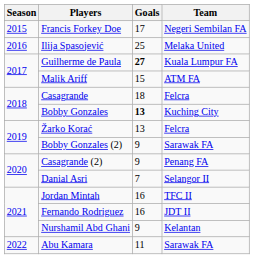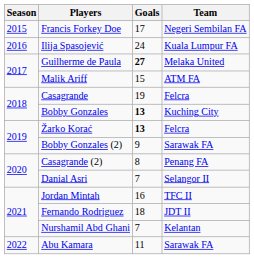(140, 45) 25 -> (140, 45) 24
(194, 45) Melaka United -> (201, 45) Kuala Lumpur FA
(201, 62) Kuala Lumpur FA -> (194, 62) Melaka United
(140, 95) 18 -> (140, 95) 19
(140, 128) normal -> (140, 128) bold
(137, 161) 9 -> (137, 161) 8
(140, 211) 16 -> (140, 211) 18
(137, 228) 9 -> (137, 228) 7
